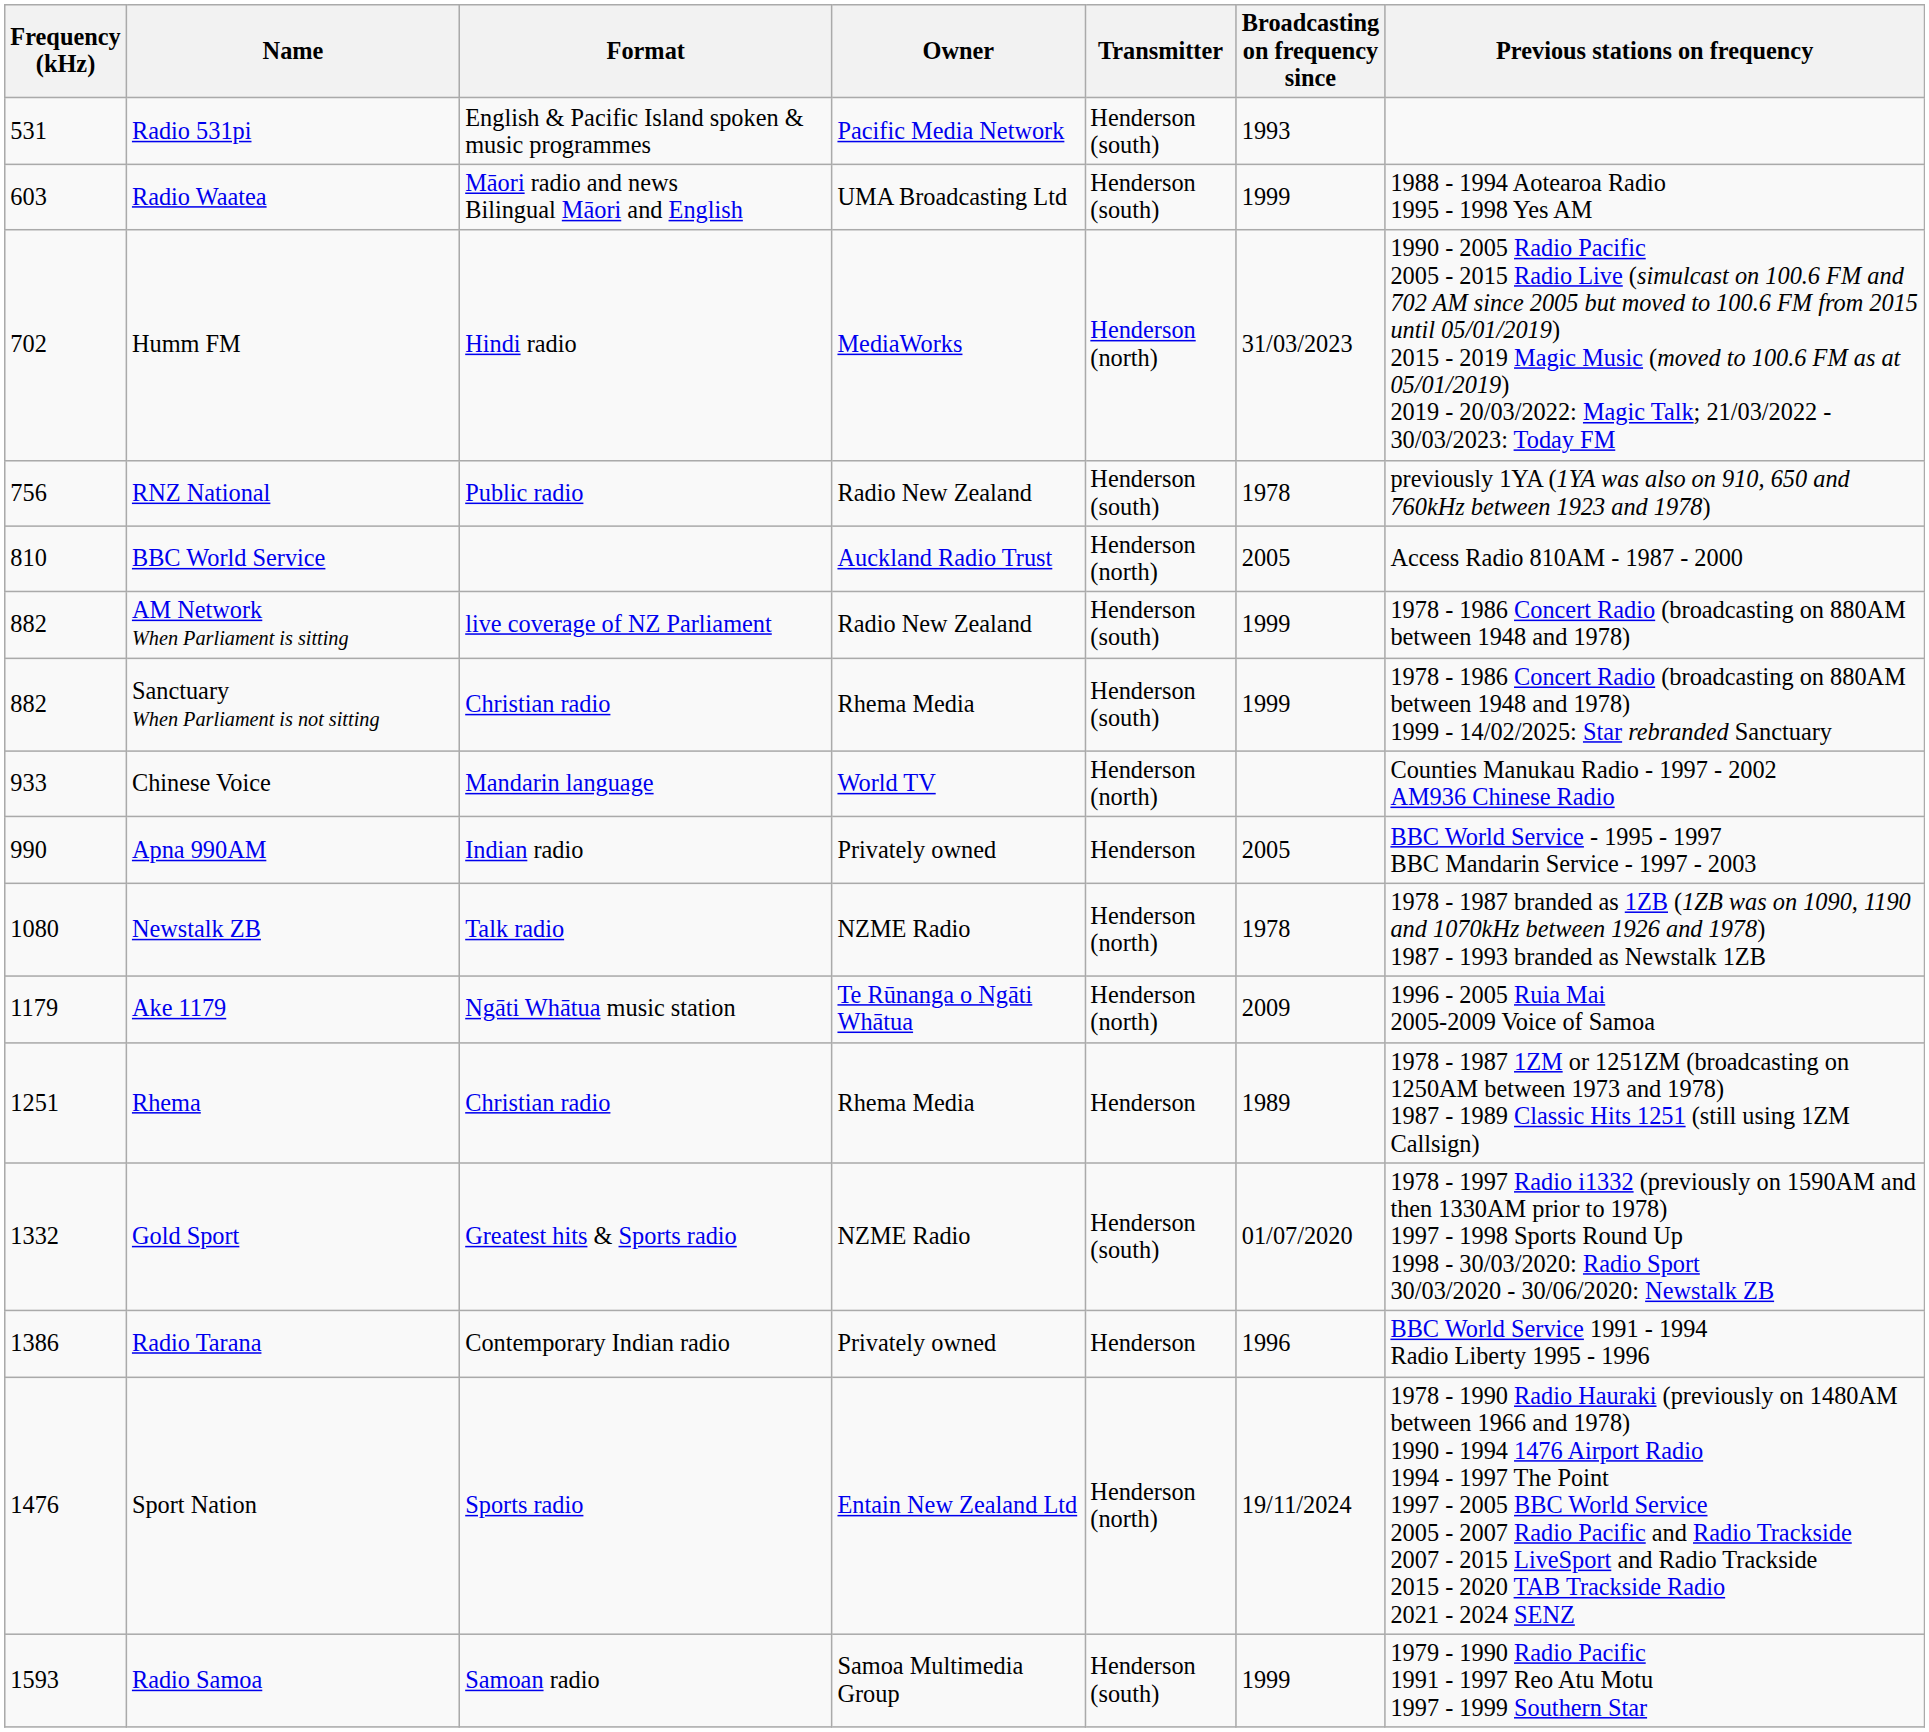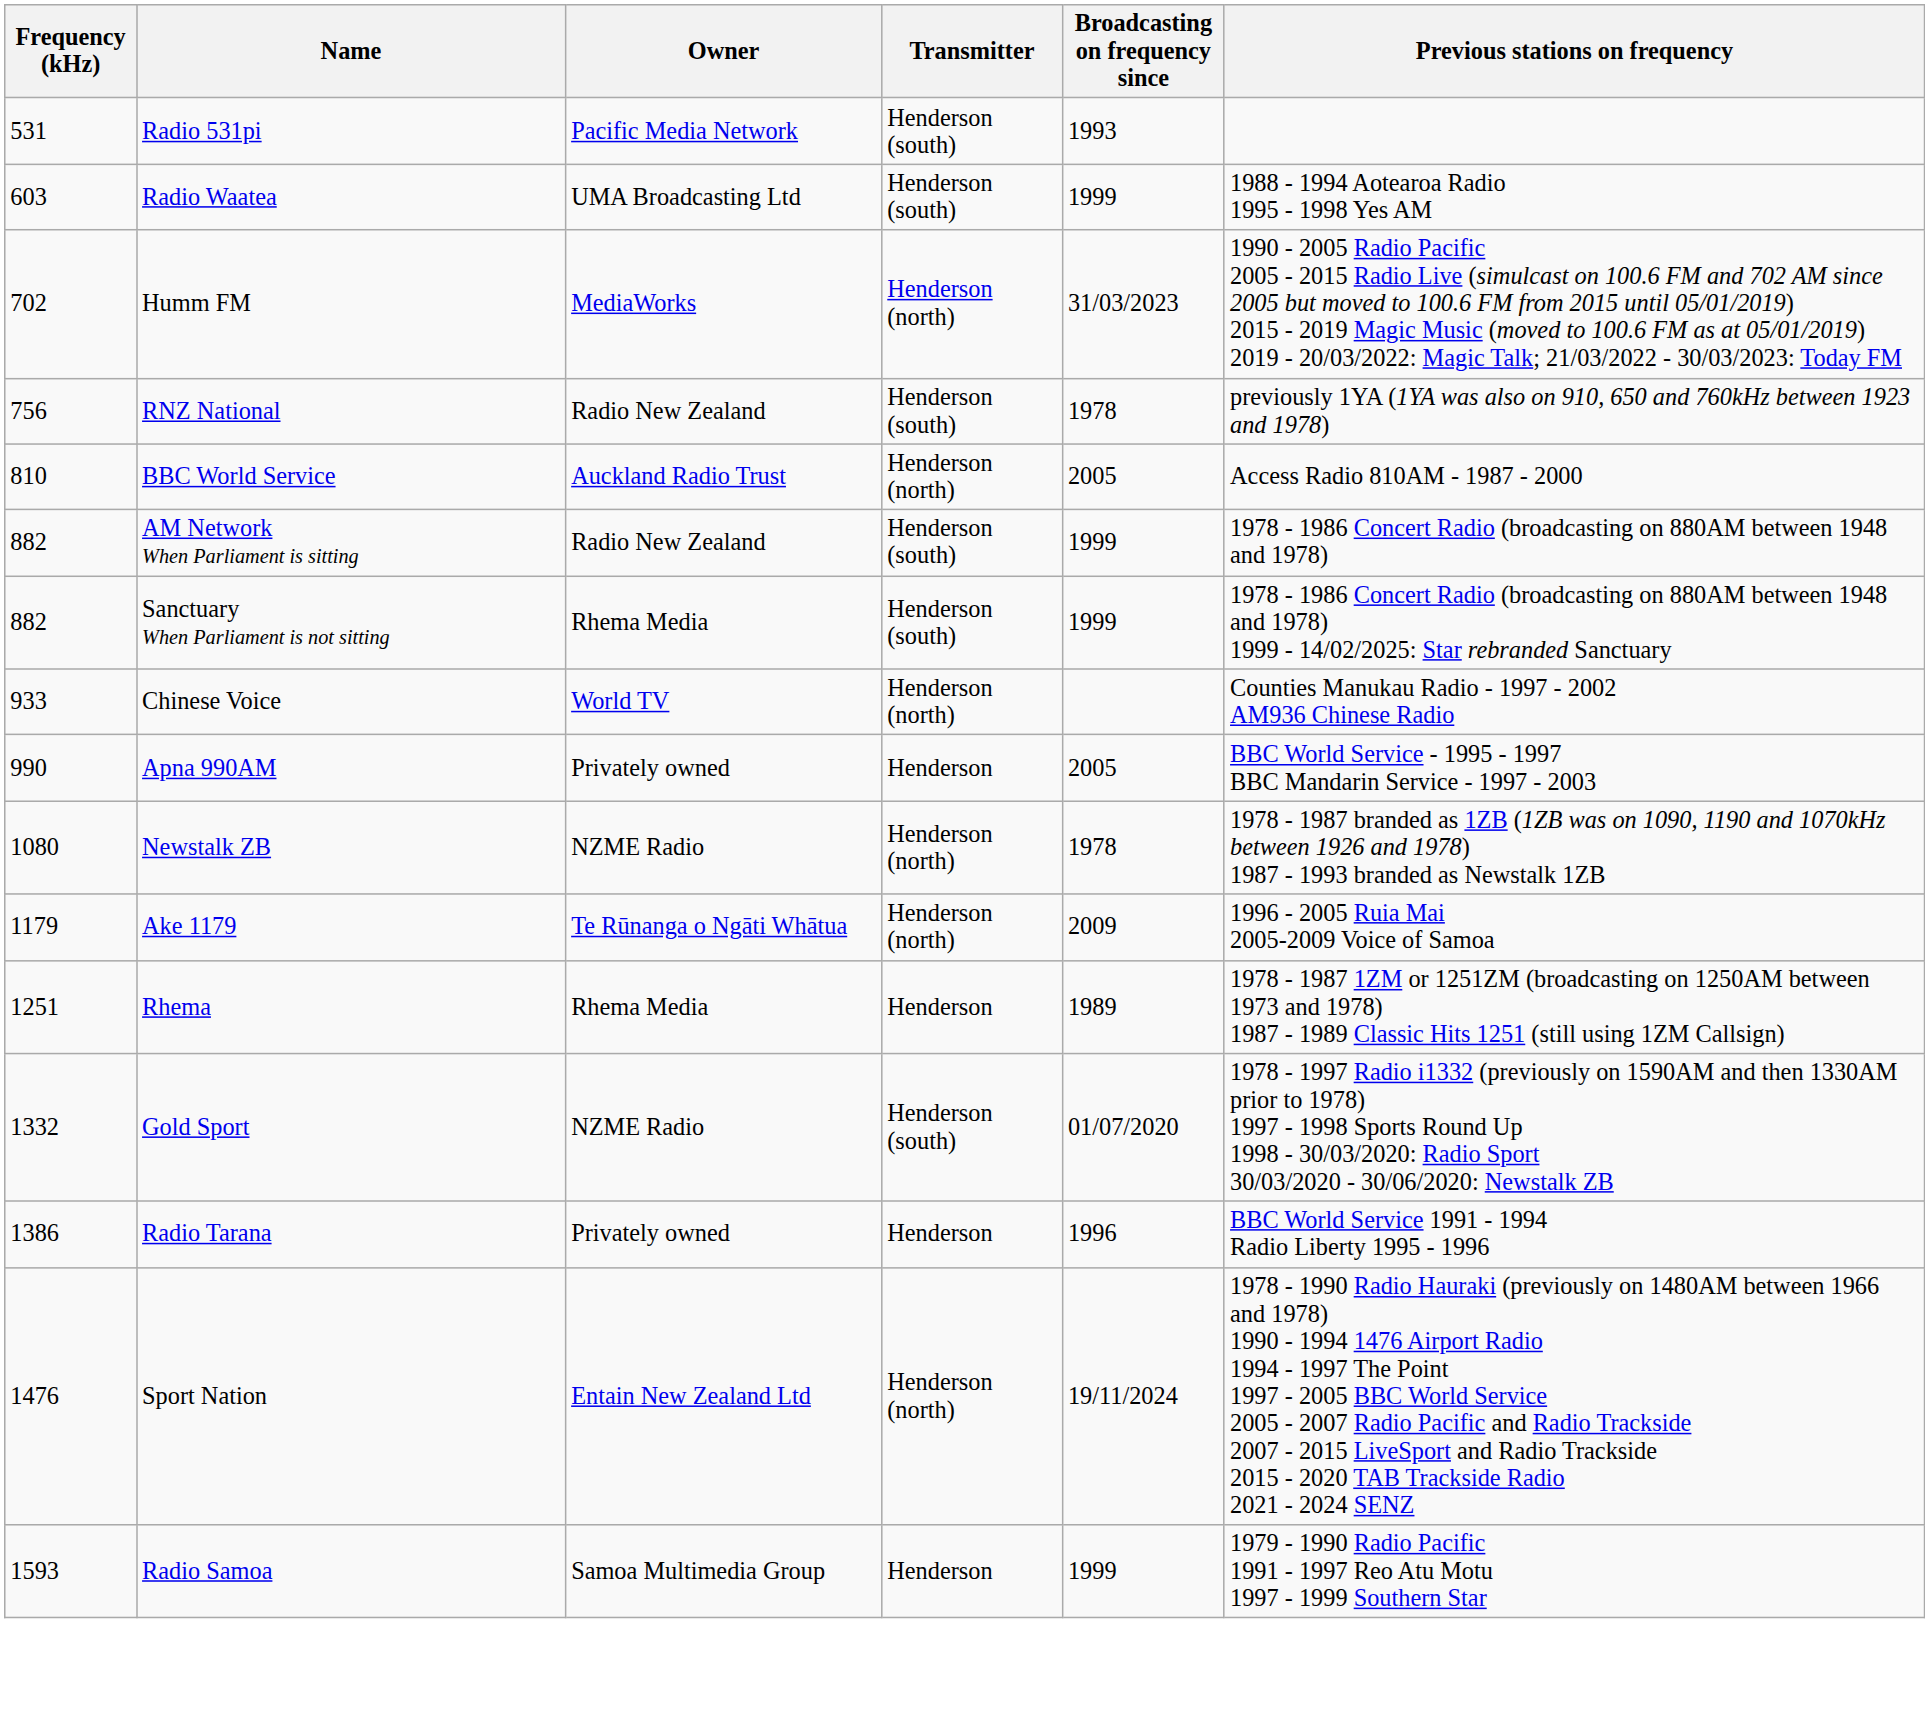- column: (646, 51)
(1143, 1680) Henderson (south) -> (940, 1571) Henderson
